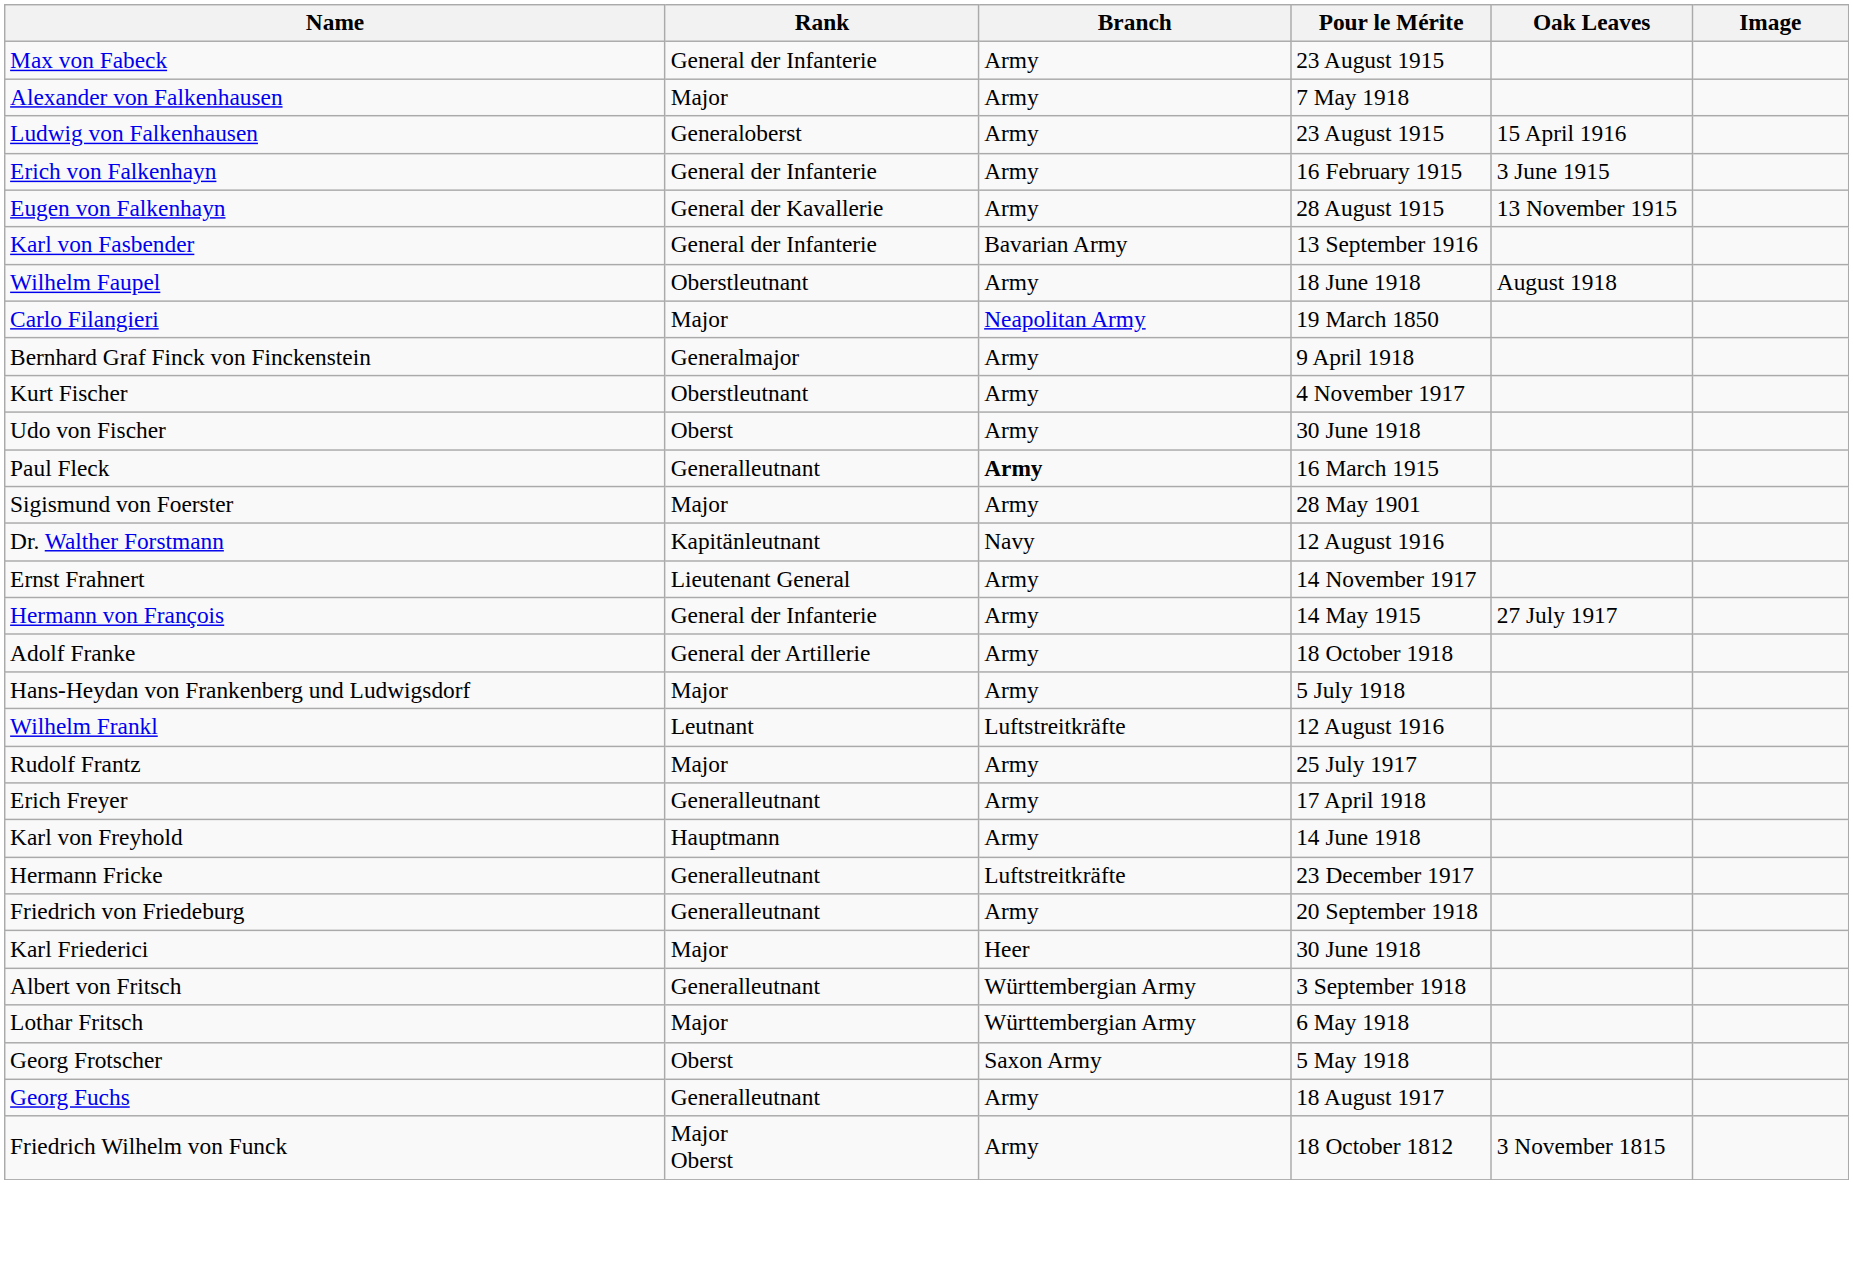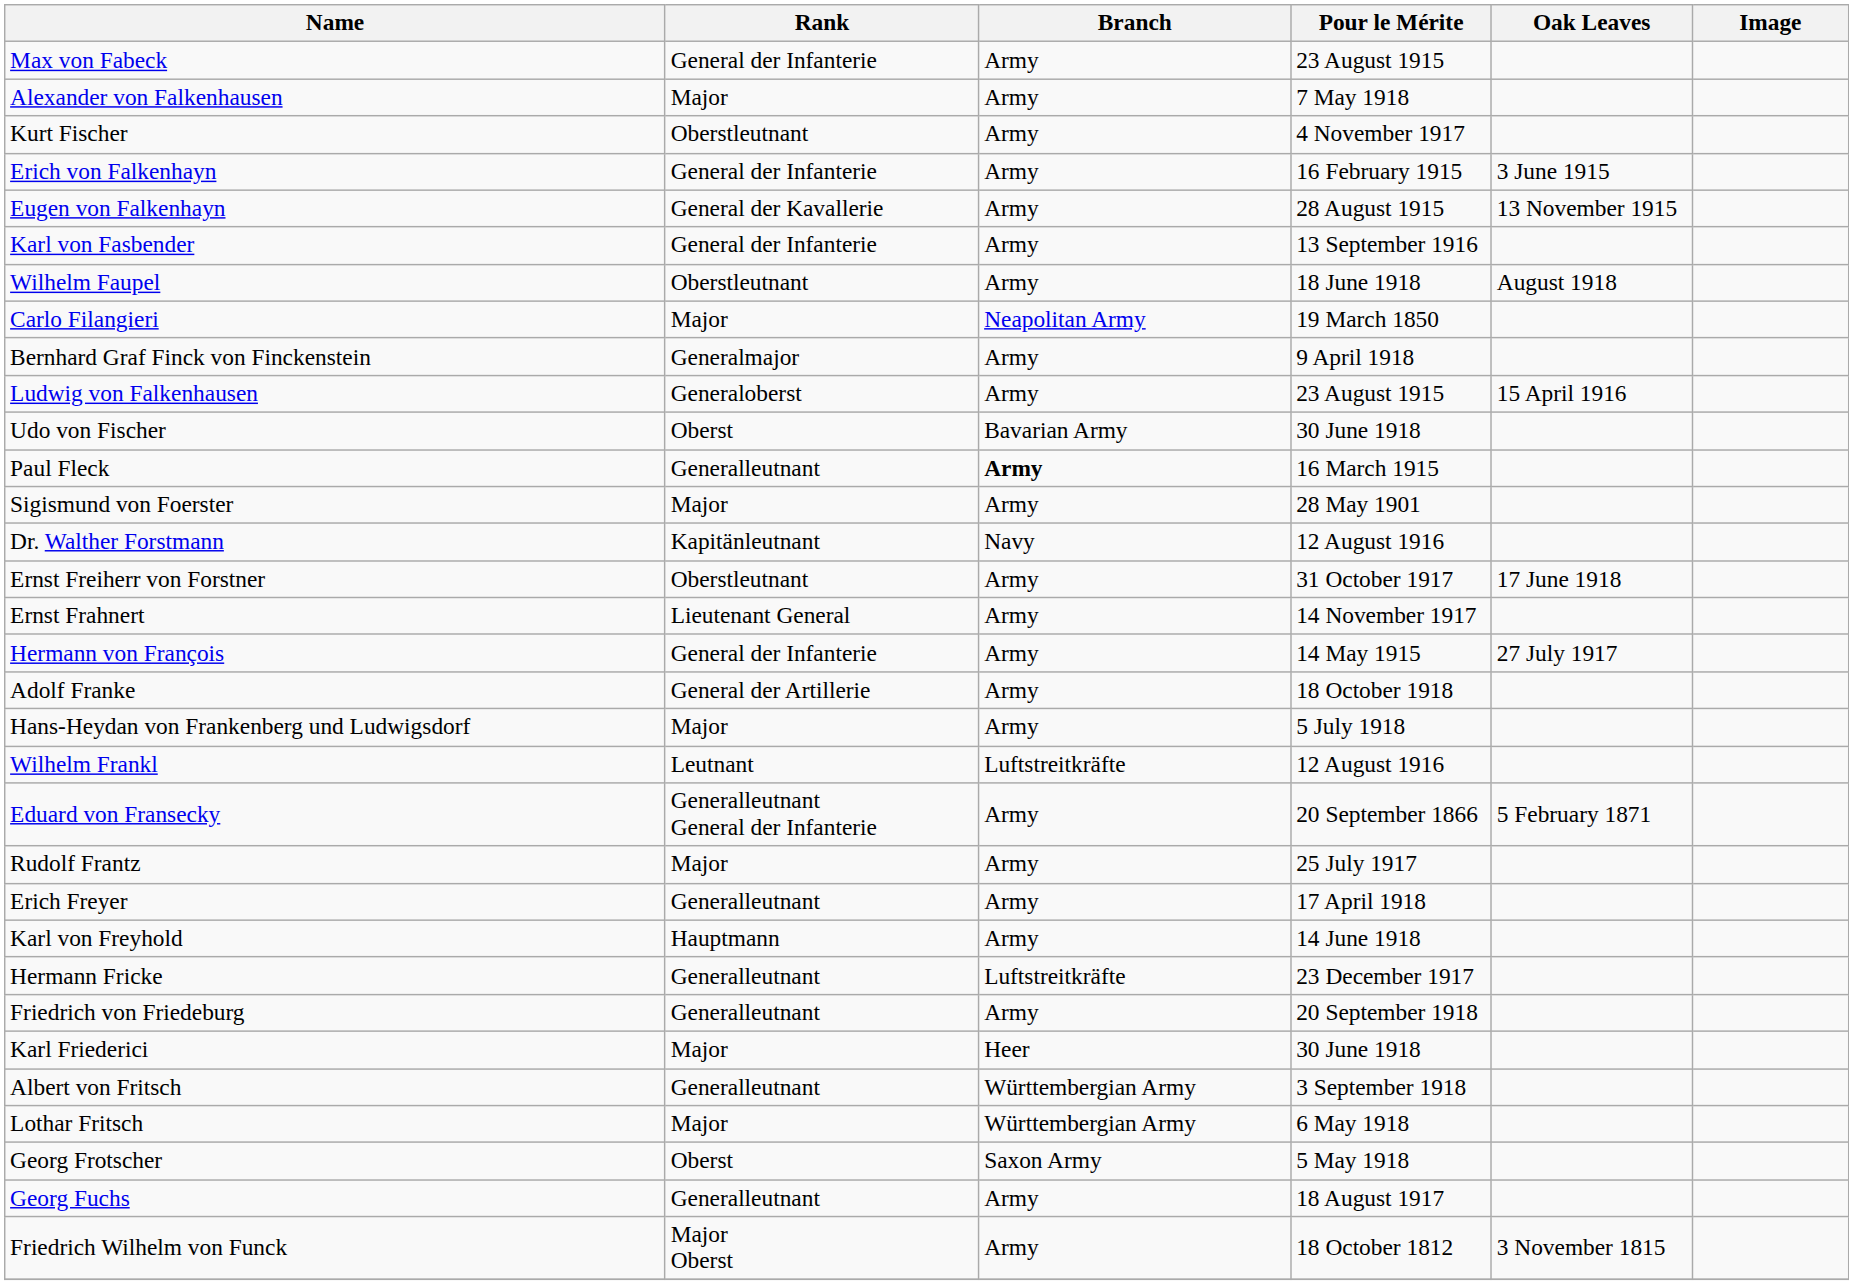rows swapped: (134, 134) <-> (69, 393)
(1056, 245) Bavarian Army -> (1011, 245) Army
(1011, 430) Army -> (1056, 430) Bavarian Army
+ row: (138, 578)
+ row: (115, 814)
